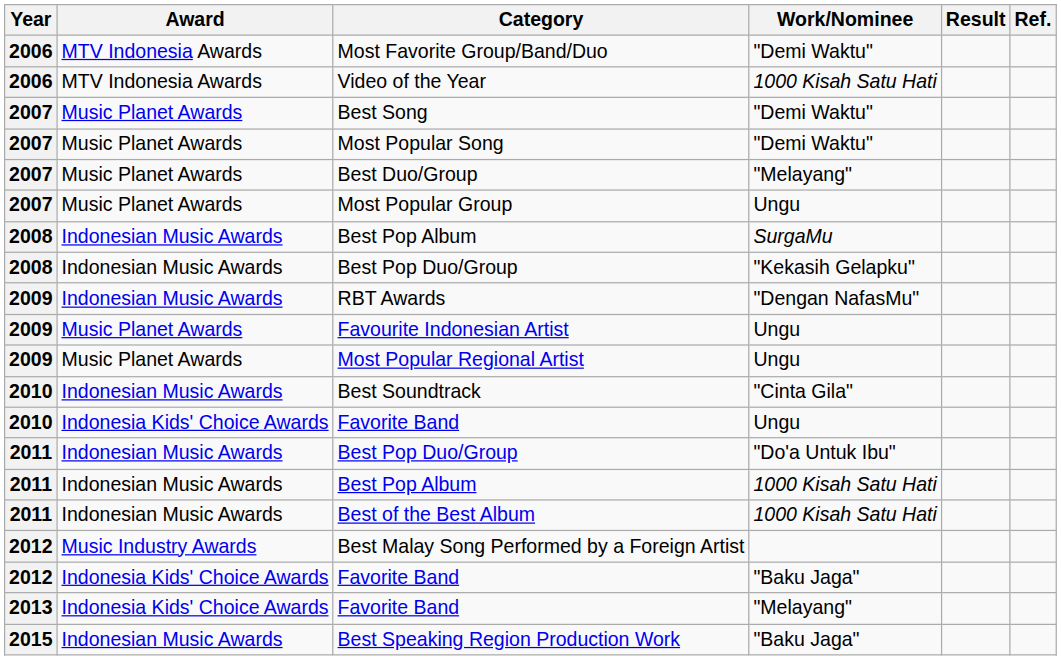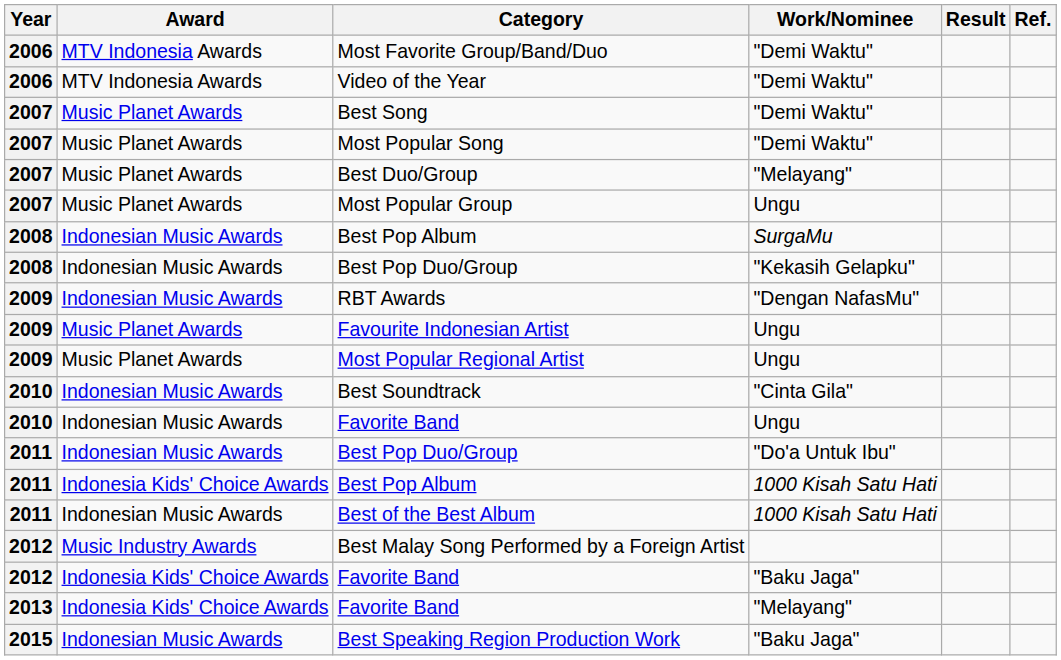(845, 81) 1000 Kisah Satu Hati -> (813, 81) "Demi Waktu"
(195, 422) Indonesia Kids' Choice Awards -> (172, 422) Indonesian Music Awards
(172, 484) Indonesian Music Awards -> (195, 484) Indonesia Kids' Choice Awards
